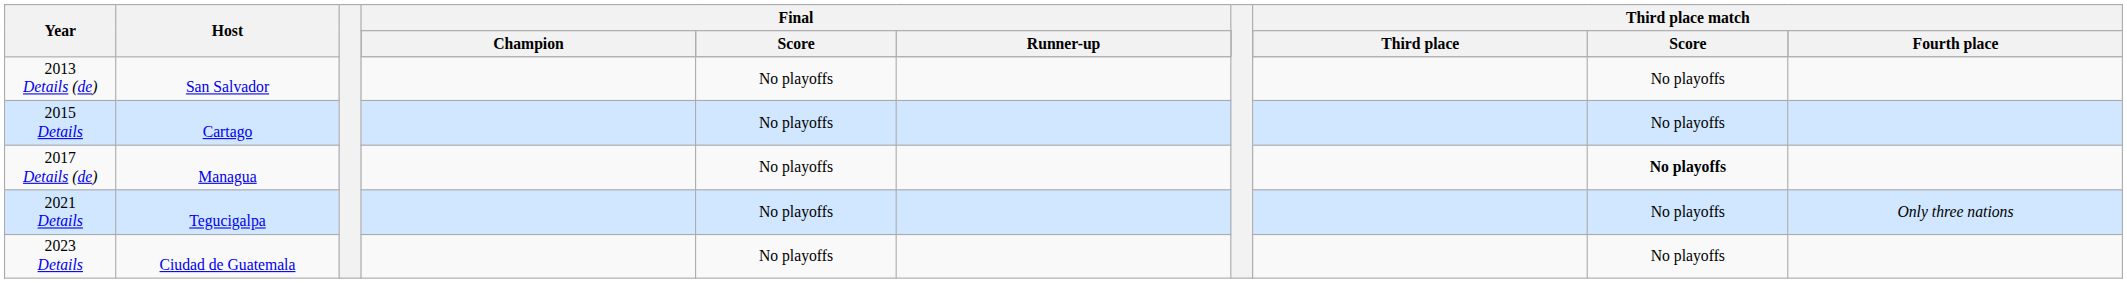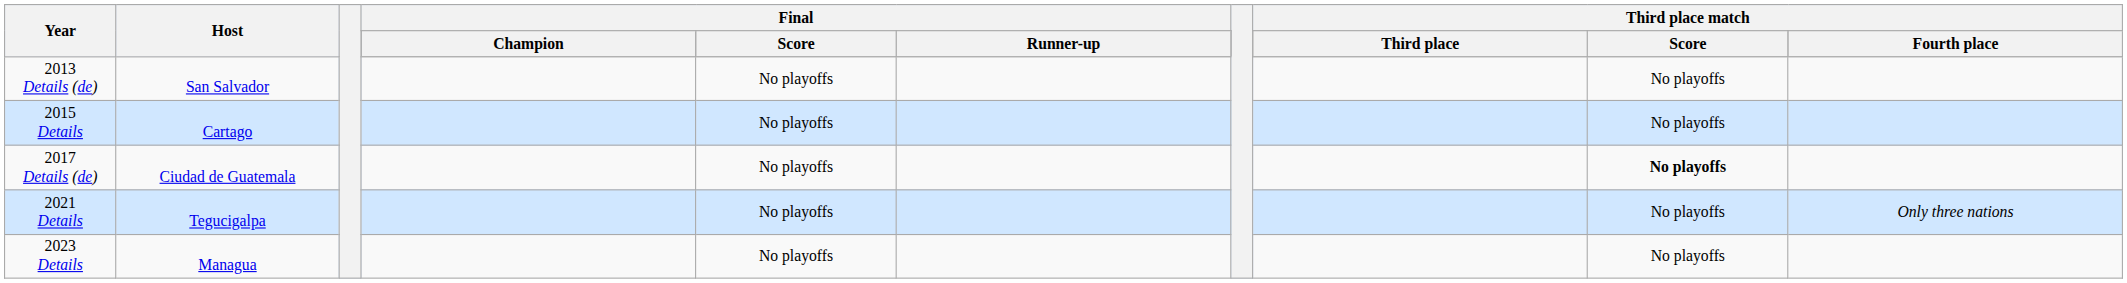(227, 176) Managua -> (228, 176) Ciudad de Guatemala
(228, 265) Ciudad de Guatemala -> (227, 265) Managua
